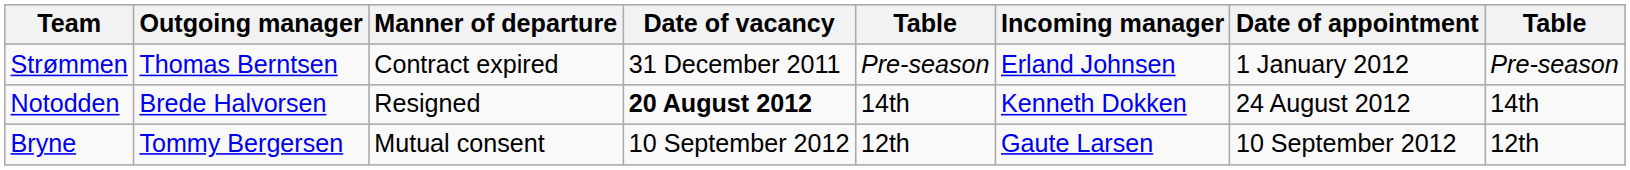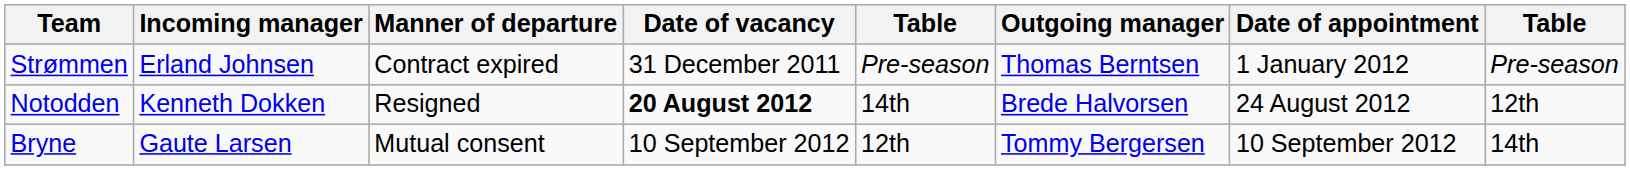columns swapped: (251, 24) <-> (1113, 24)
(1515, 104) 14th -> (1515, 104) 12th
(1515, 143) 12th -> (1515, 143) 14th
